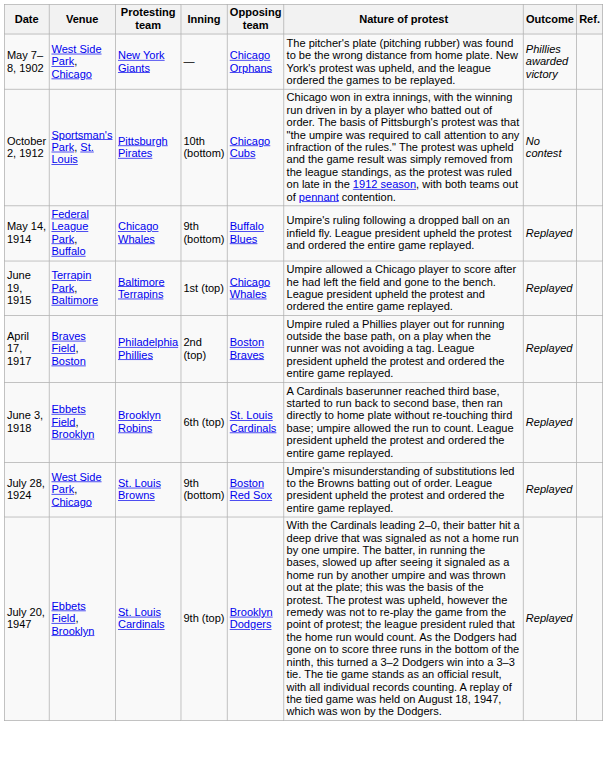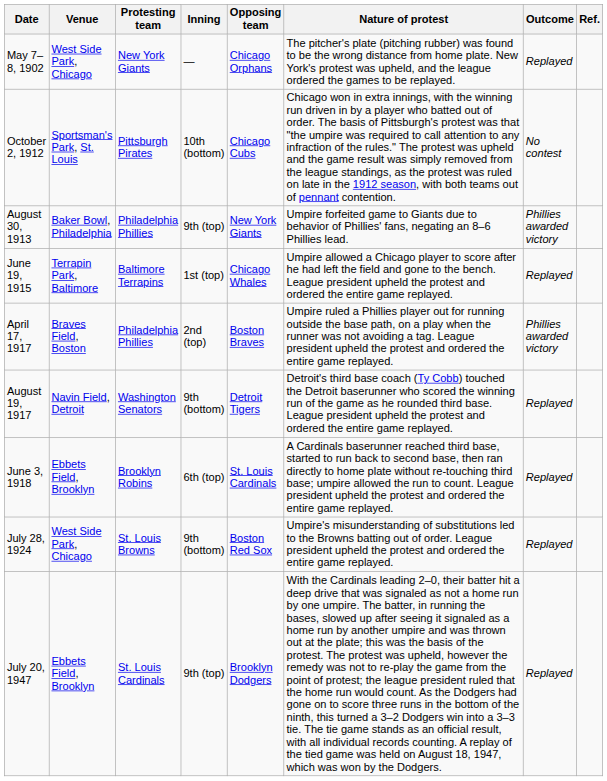(547, 61) Phillies awarded victory -> (549, 61) Replayed
+ row: (24, 227)
- row: (27, 233)
(549, 349) Replayed -> (547, 336) Phillies awarded victory
+ row: (24, 403)
